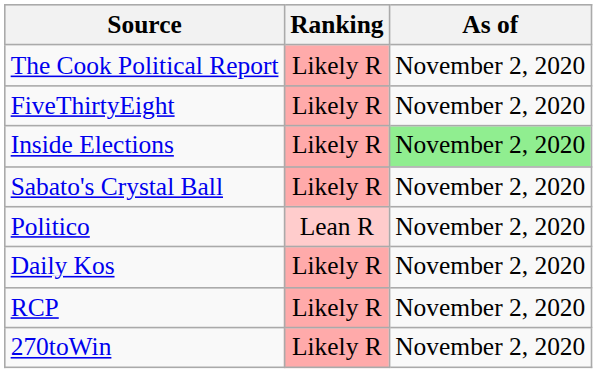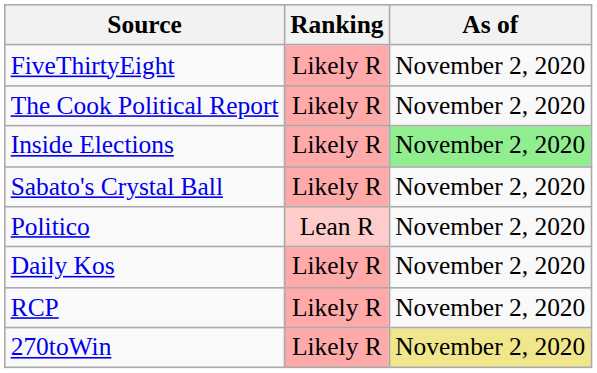rows swapped: (145, 65) <-> (93, 105)
(490, 347) no background -> (490, 347) khaki background
